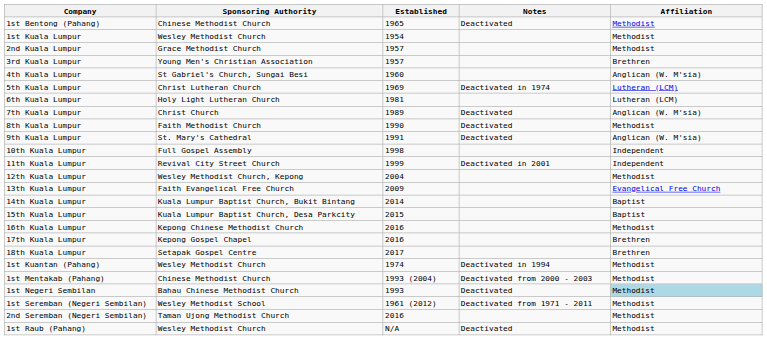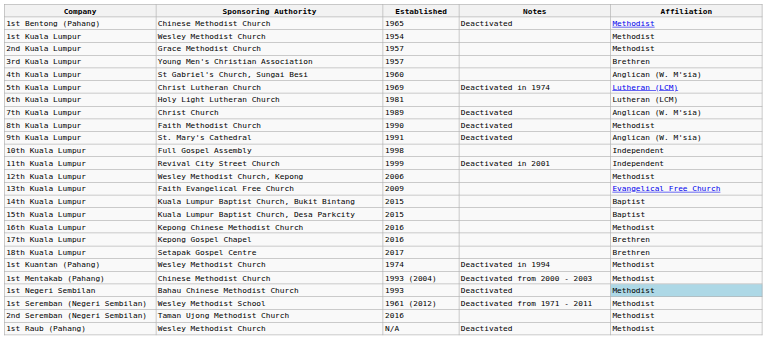(394, 176) 2004 -> (394, 176) 2006
(394, 201) 2014 -> (394, 201) 2015
